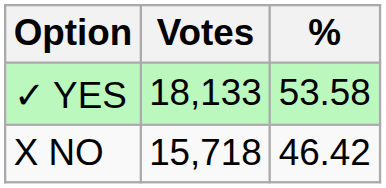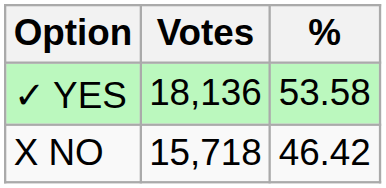(205, 93) 18,133 -> (205, 93) 18,136
